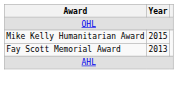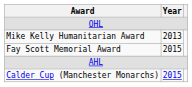(158, 37) 2015 -> (172, 37) 2013
(158, 50) 2013 -> (172, 50) 2015
+ row: (83, 75)
